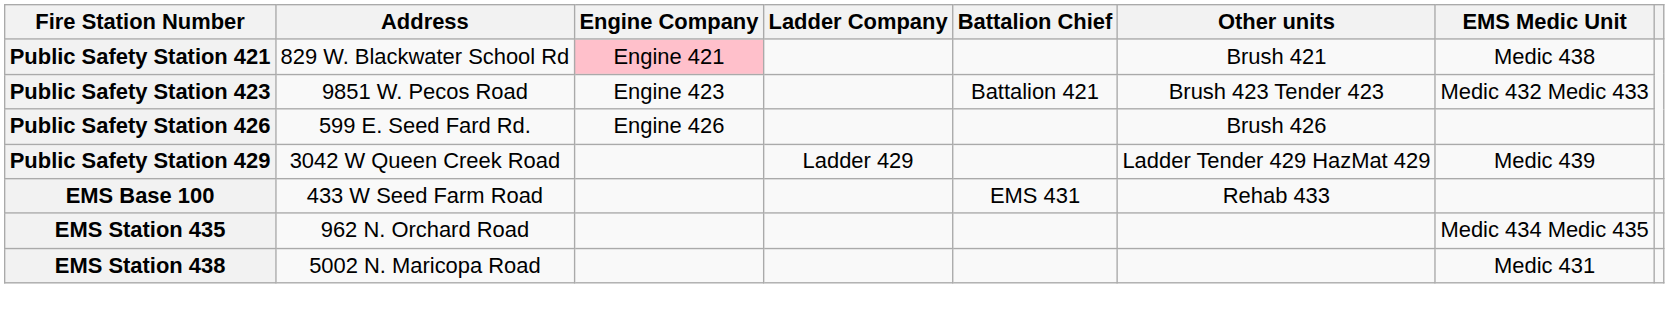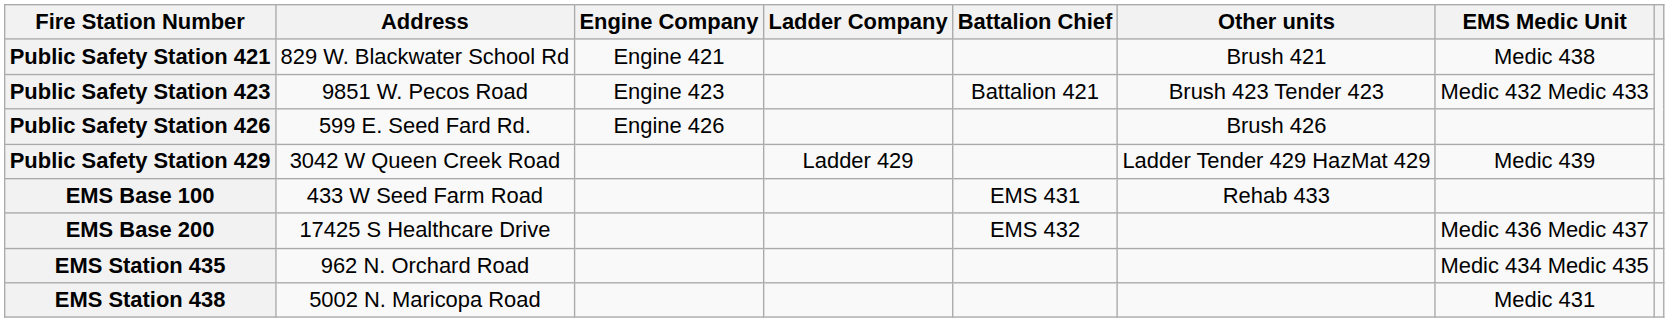(669, 56) pink background -> (669, 56) no background
+ row: (140, 230)
